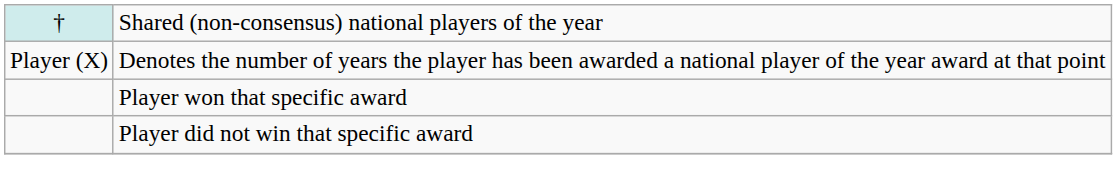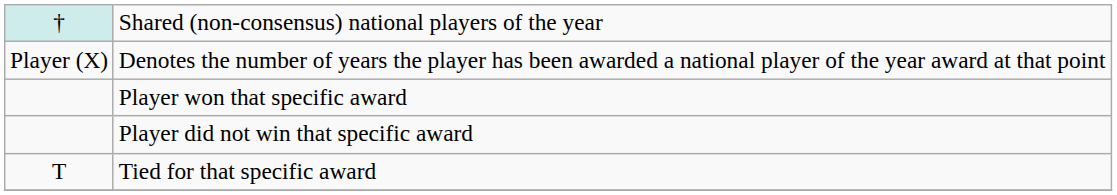+ row: (248, 171)
